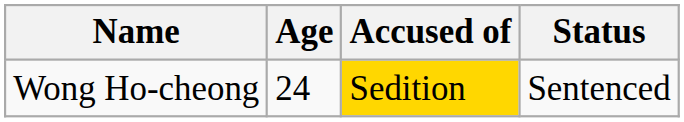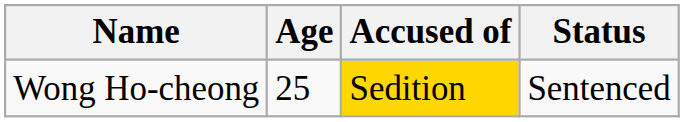(293, 87) 24 -> (293, 87) 25
